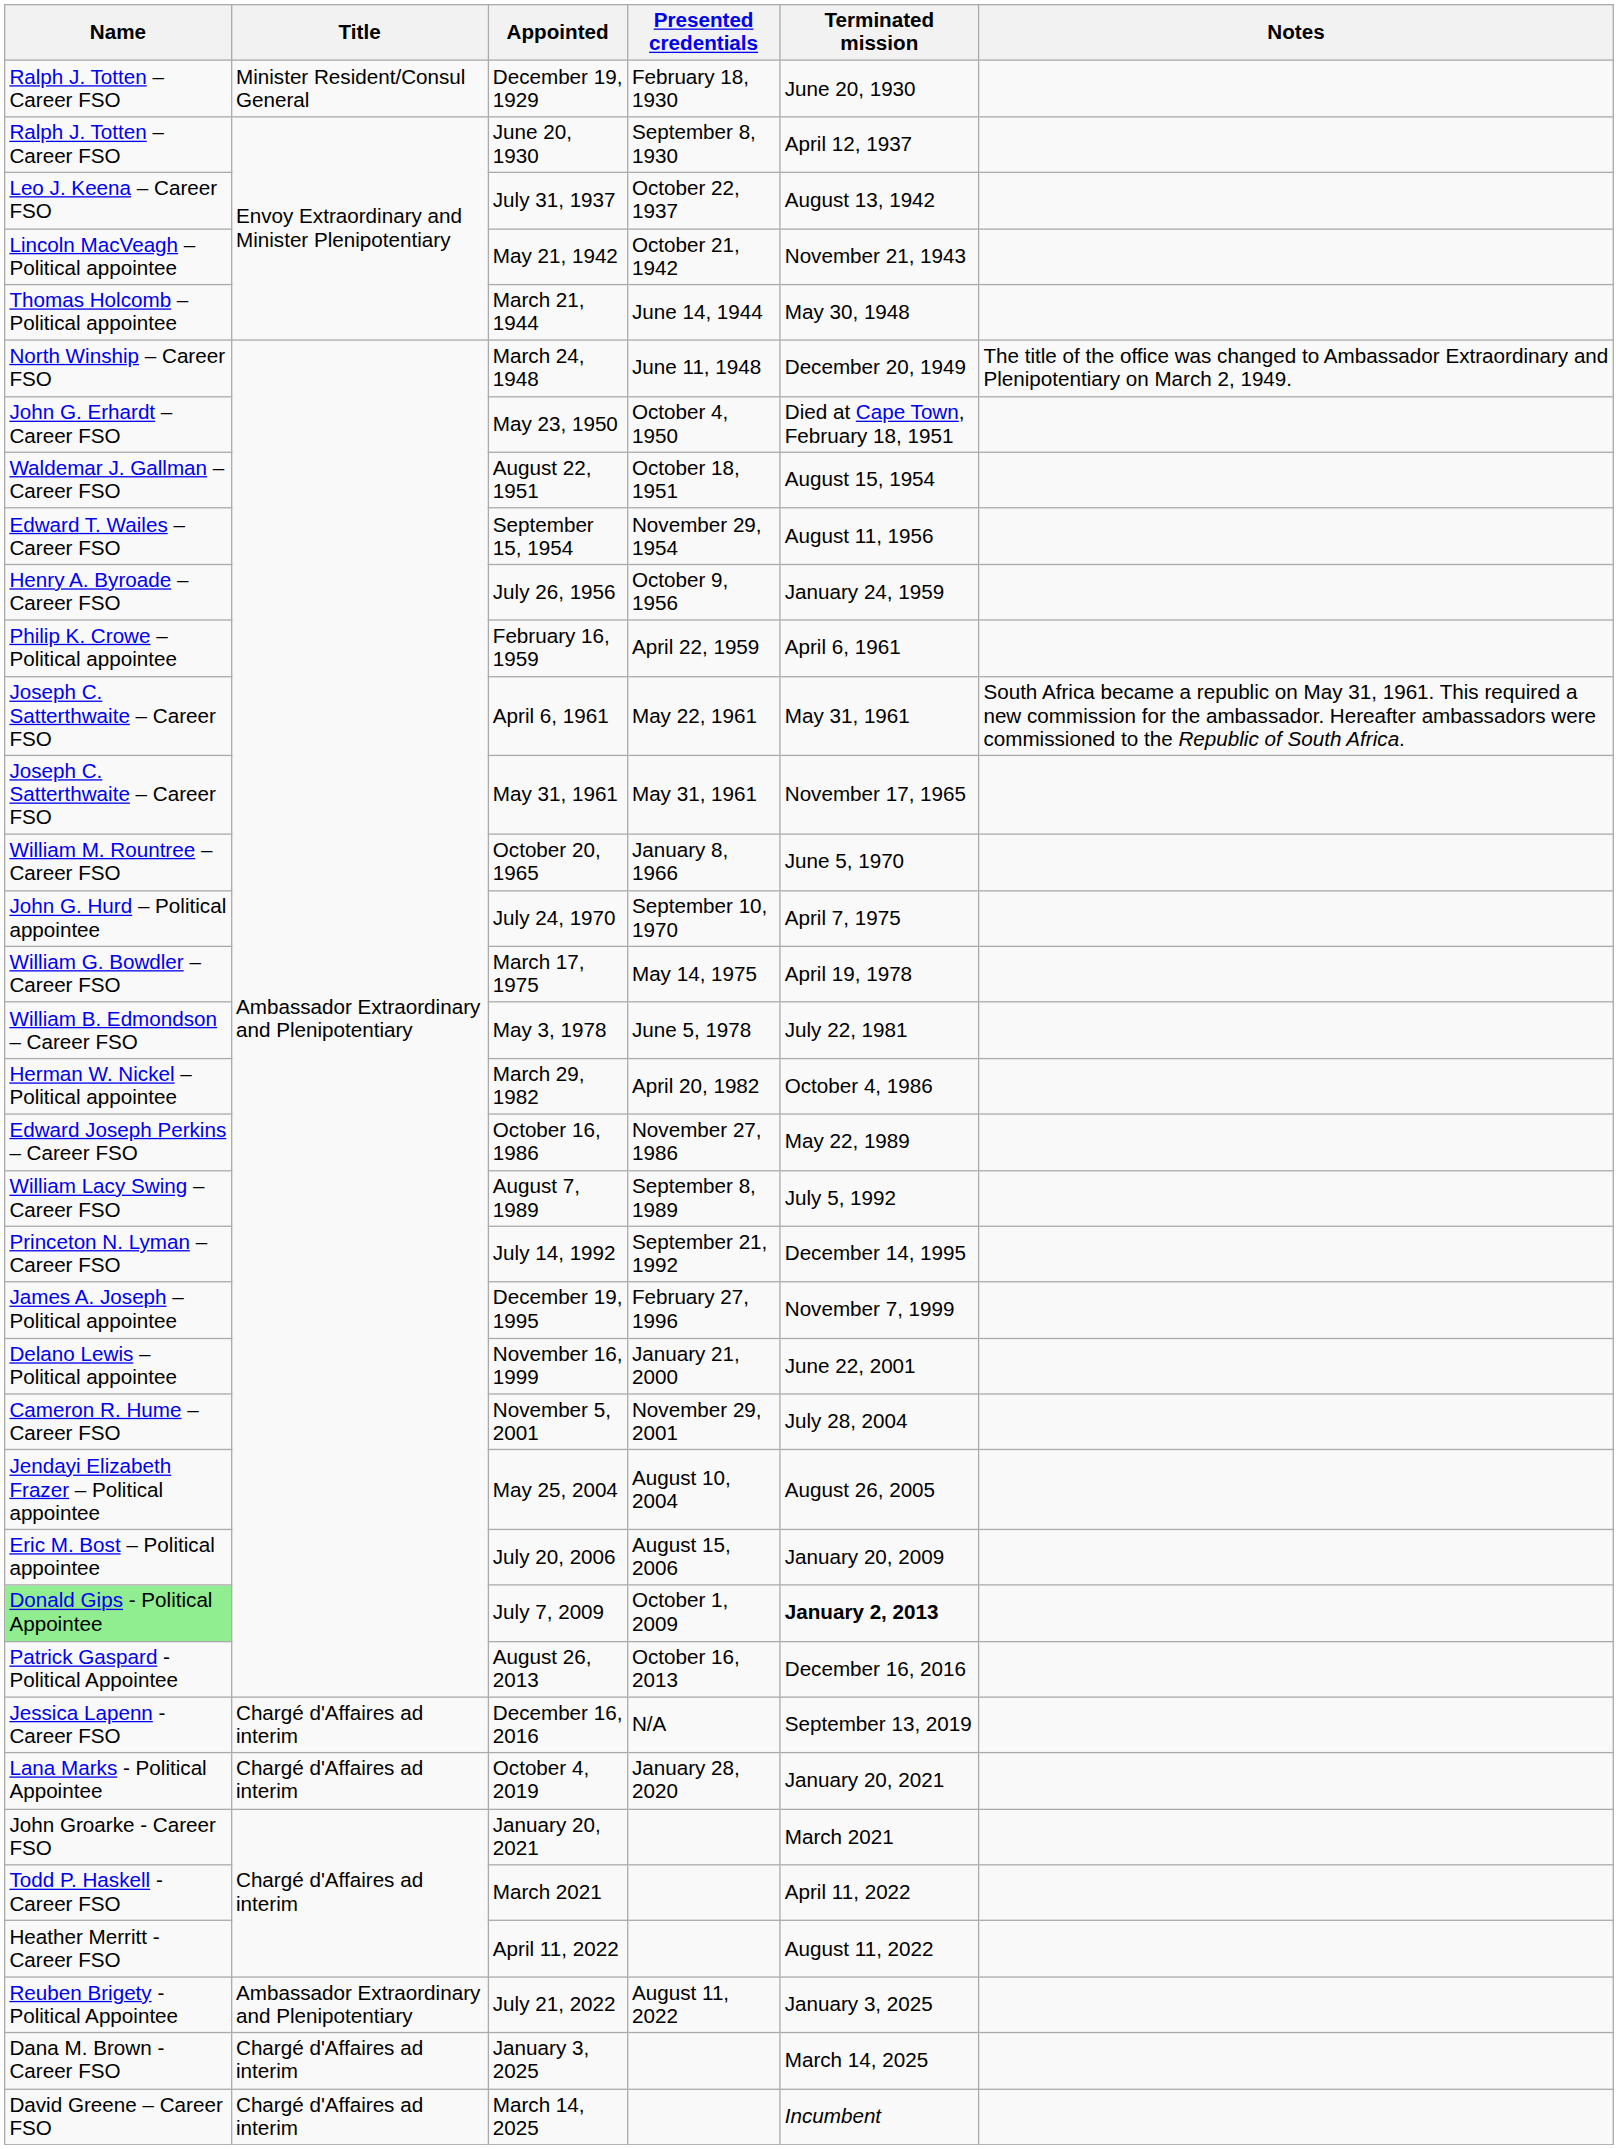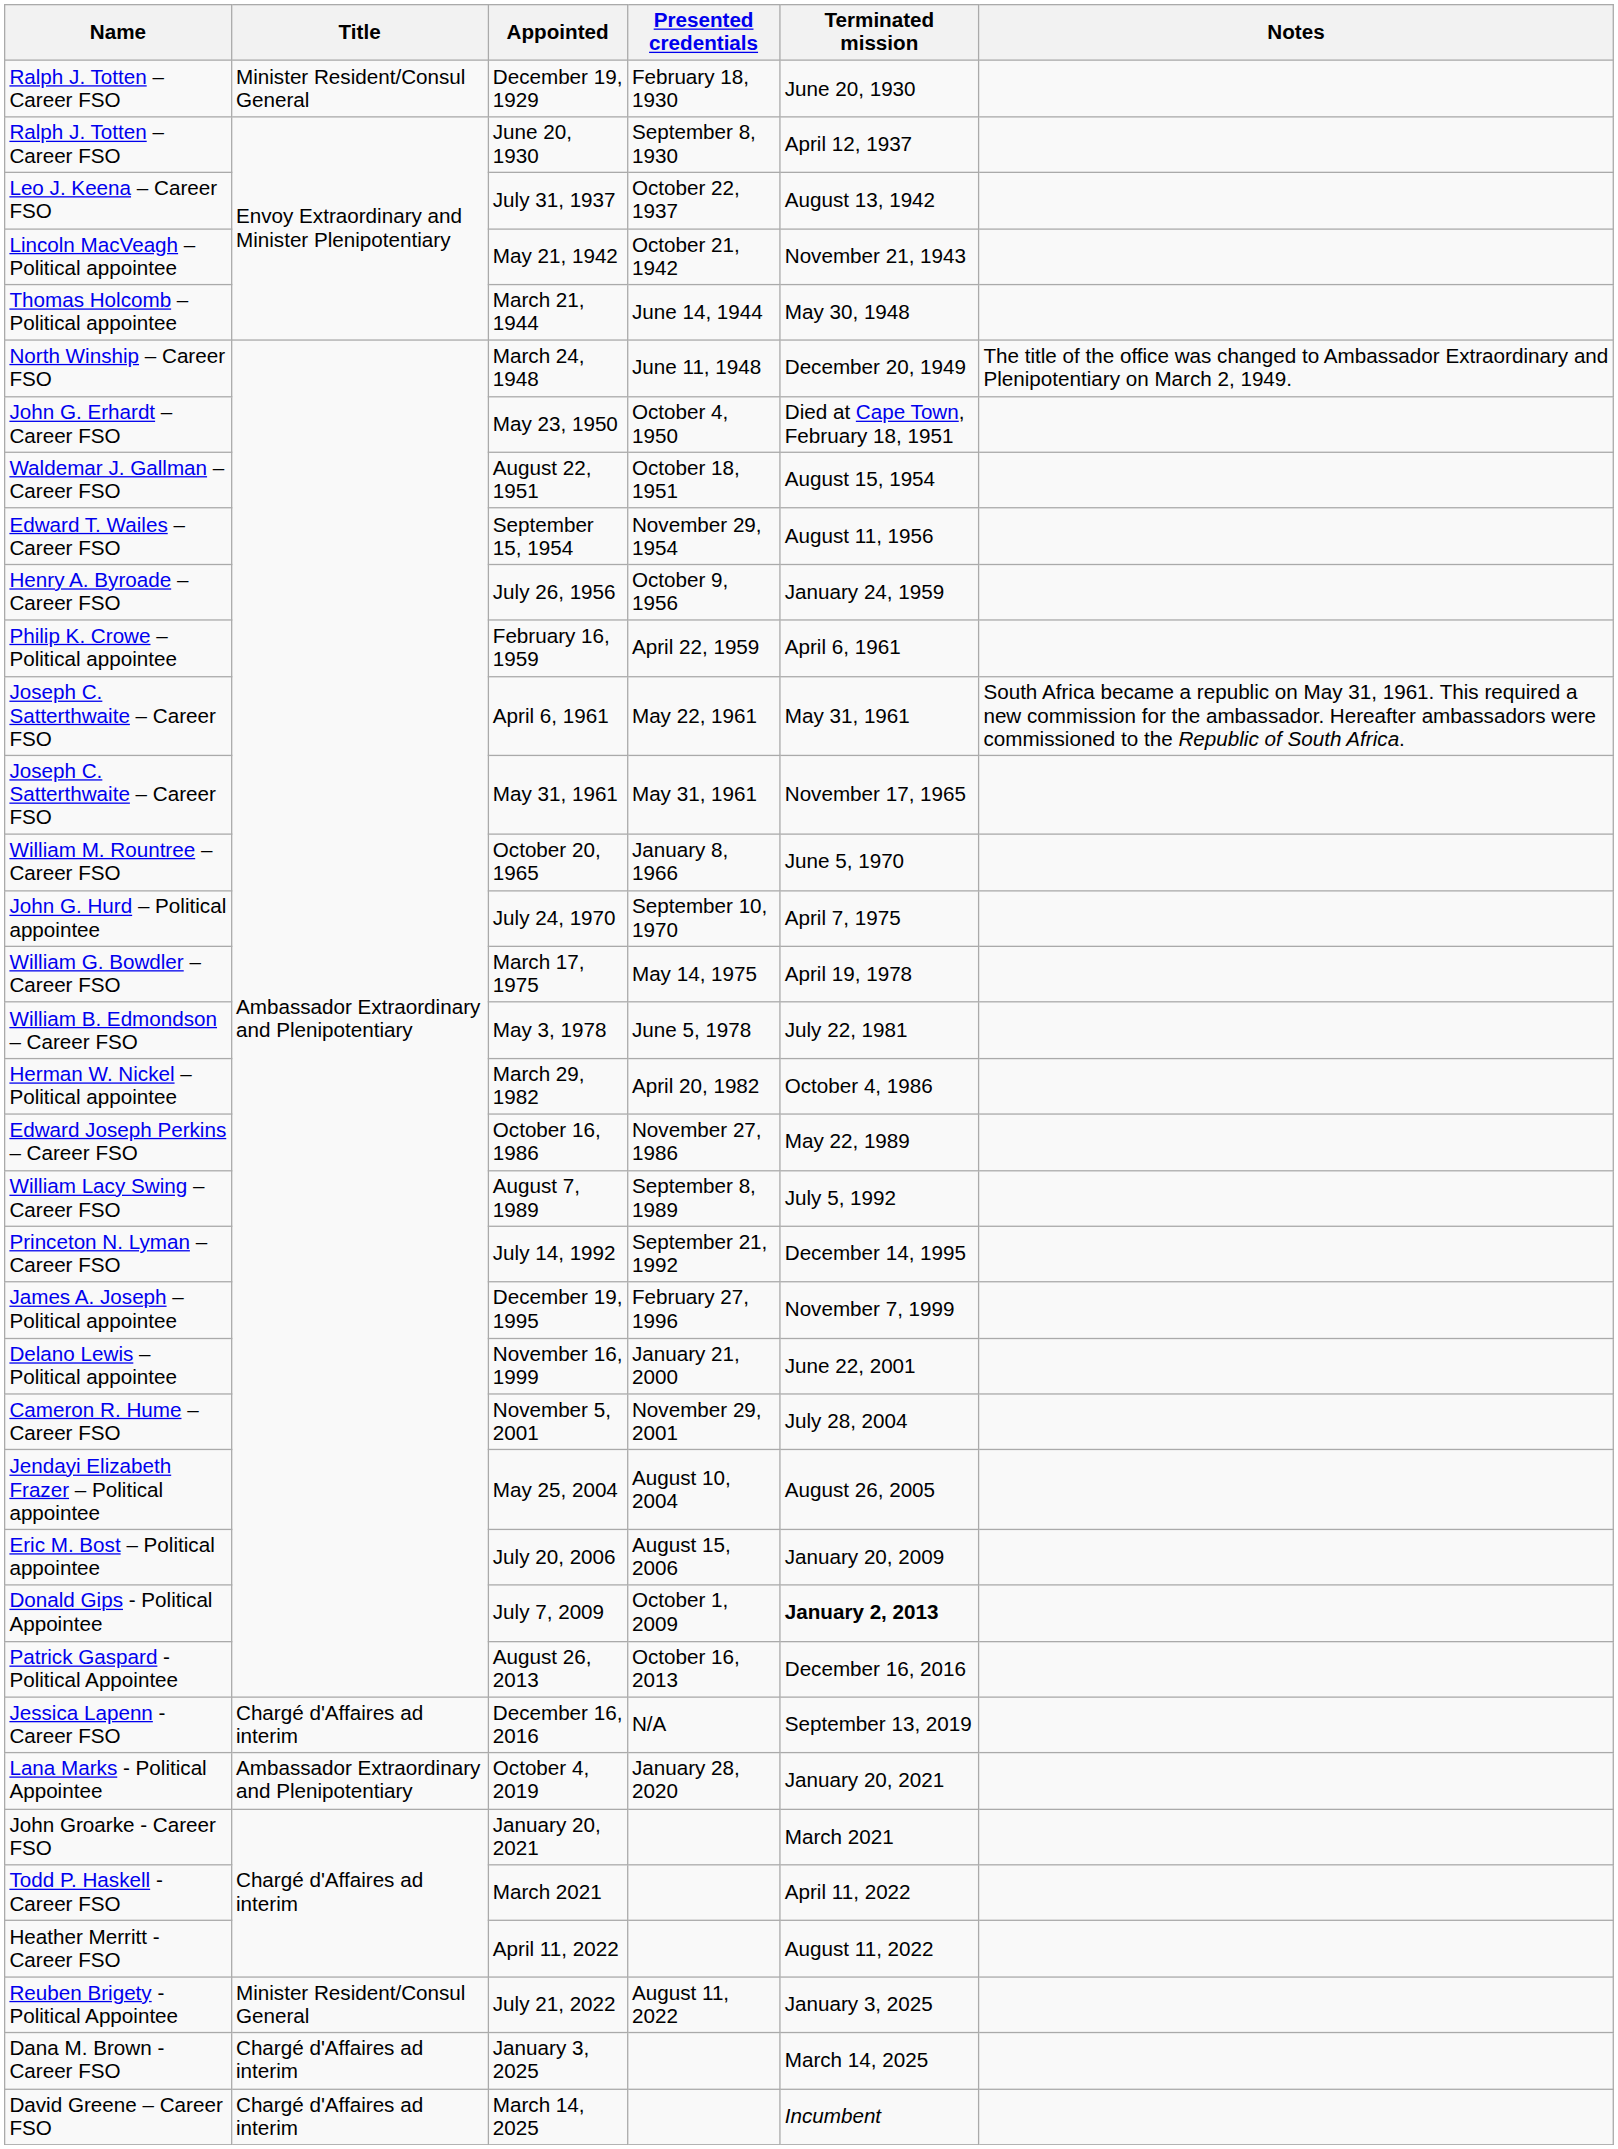(111, 1612) lightgreen background -> (111, 1612) no background
(330, 1780) Chargé d'Affaires ad interim -> (358, 1780) Ambassador Extraordinary and Plenipotentiary
(358, 2004) Ambassador Extraordinary and Plenipotentiary -> (351, 2004) Minister Resident/Consul General
